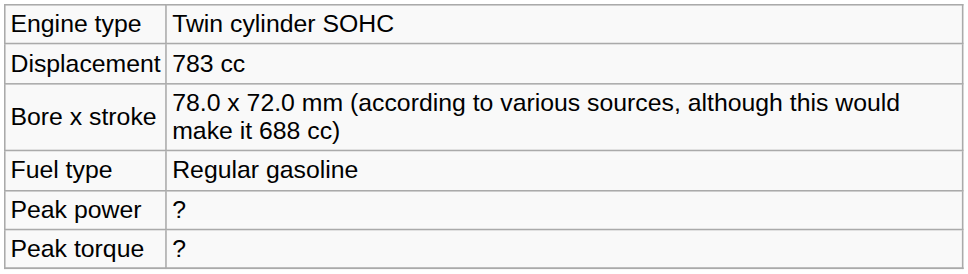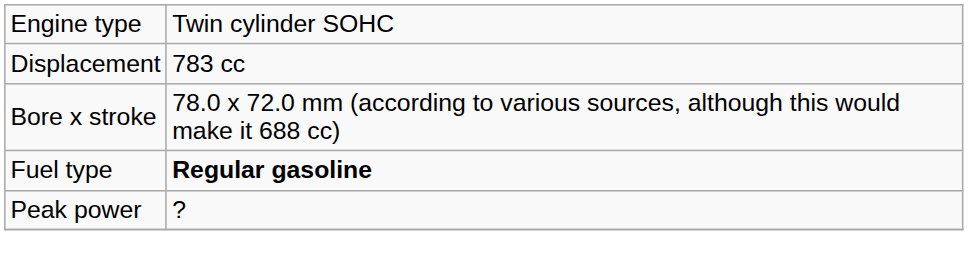(265, 170) normal -> (272, 170) bold
- row: (77, 248)
